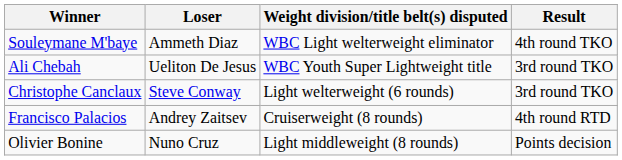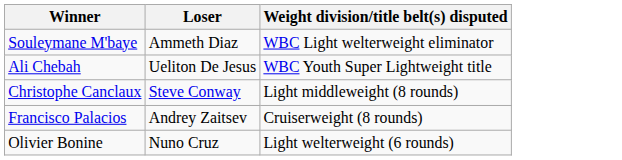- column: (564, 17)
(359, 92) Light welterweight (6 rounds) -> (361, 92) Light middleweight (8 rounds)
(361, 142) Light middleweight (8 rounds) -> (359, 142) Light welterweight (6 rounds)
